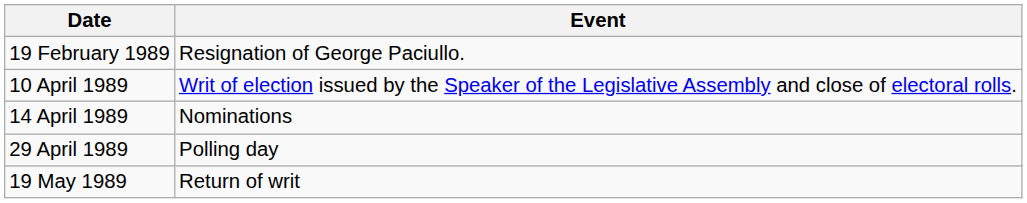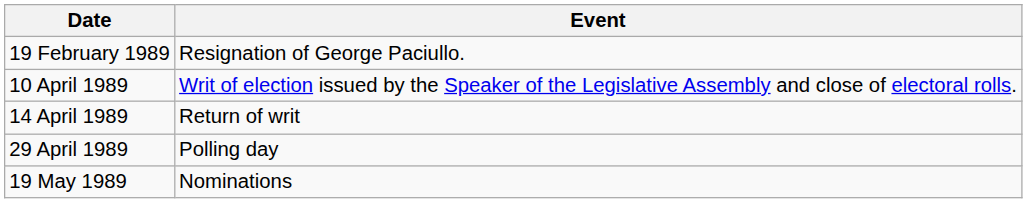(236, 117) Nominations -> (240, 117) Return of writ
(240, 181) Return of writ -> (236, 181) Nominations
